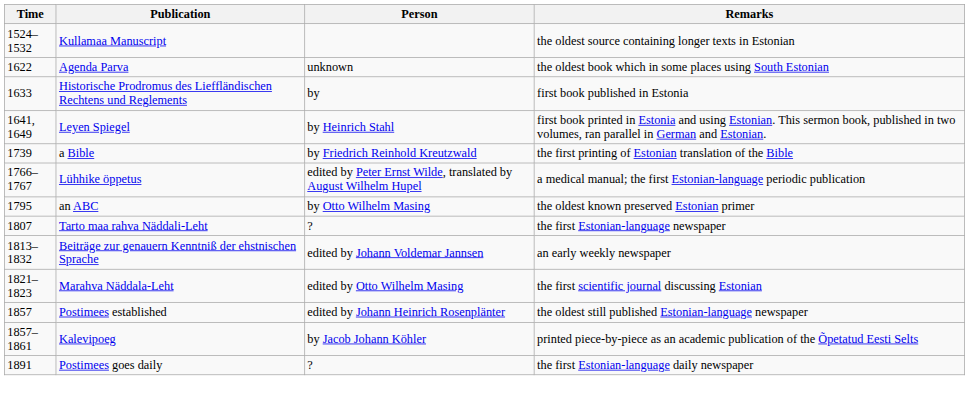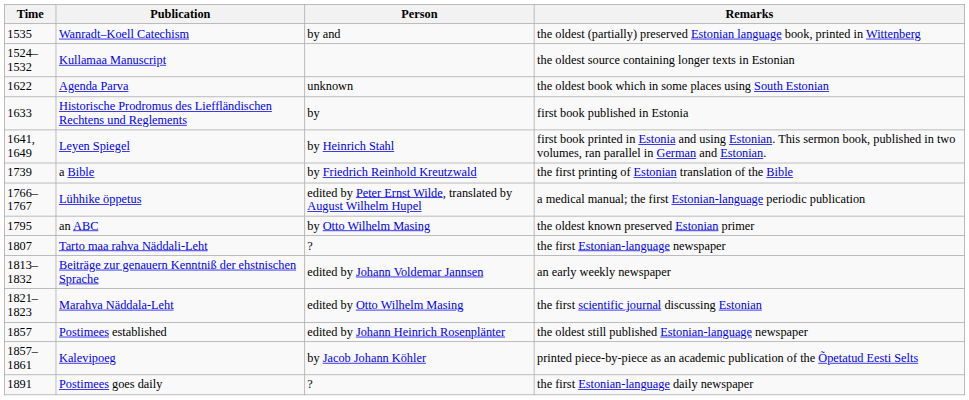+ row: (124, 33)
